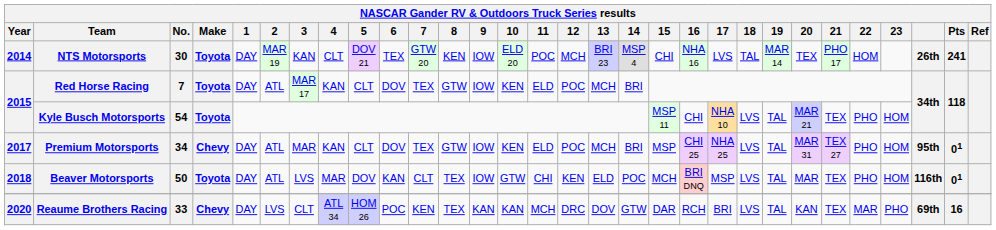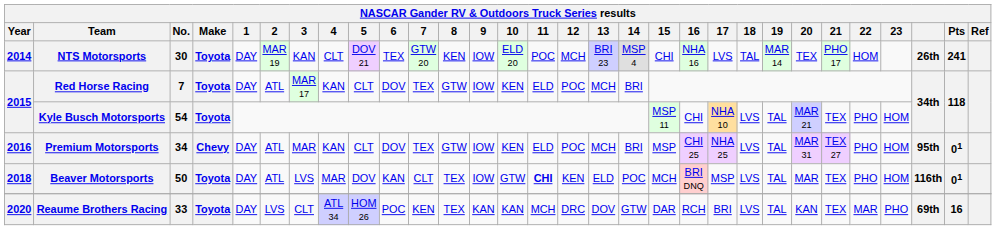(19, 148) 2017 -> (19, 148) 2016
(543, 179) normal -> (543, 179) bold
(213, 210) Chevy -> (213, 210) Toyota
